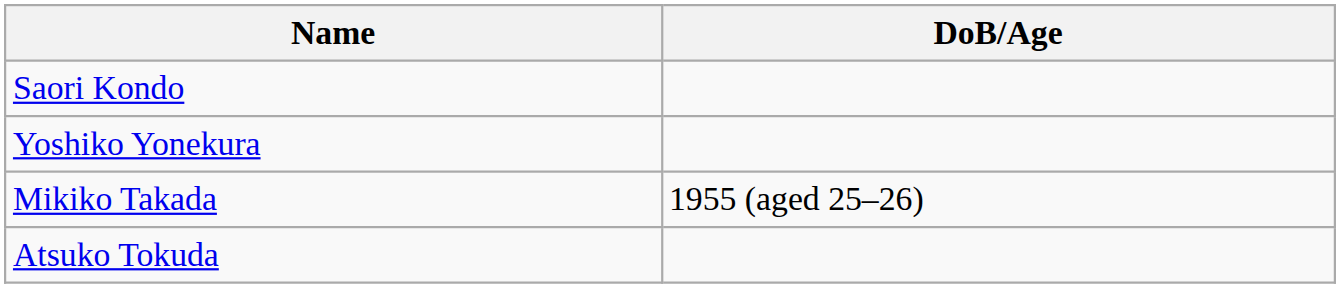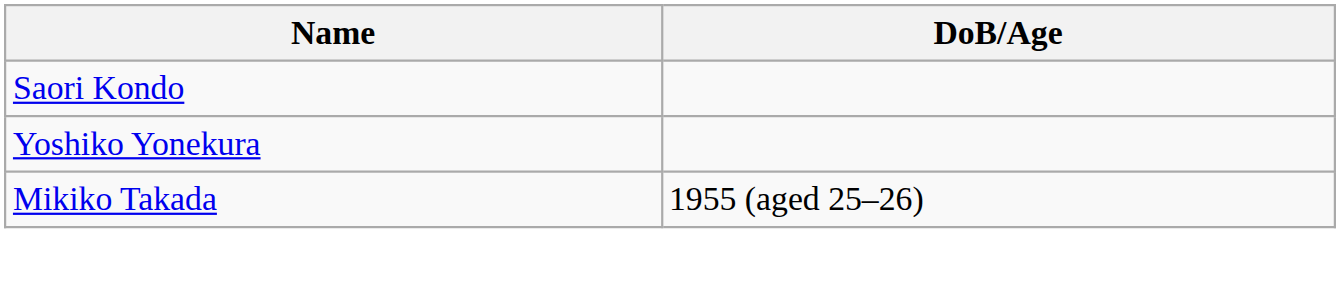- row: (116, 255)
